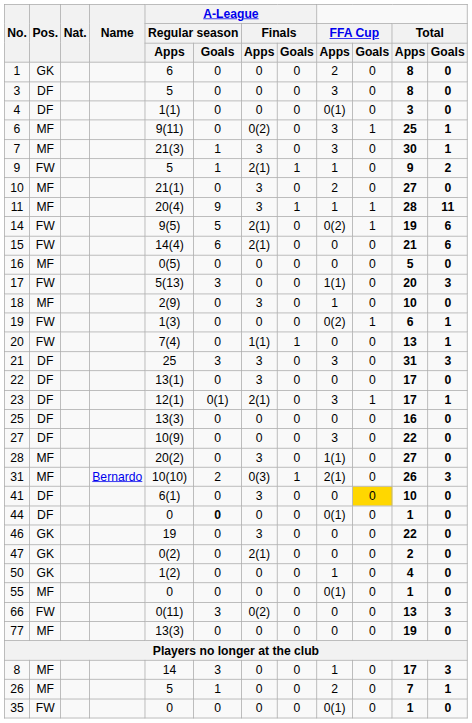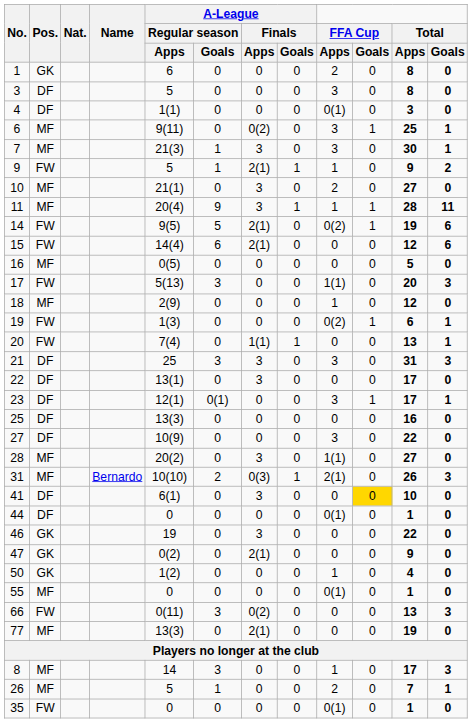(410, 245) 21 -> (410, 245) 12
(259, 303) 3 -> (259, 303) 0
(410, 303) 10 -> (410, 303) 12
(259, 399) 2(1) -> (259, 399) 0
(218, 515) bold -> (218, 515) normal
(410, 554) 2 -> (410, 554) 9
(259, 631) 0 -> (259, 631) 2(1)
